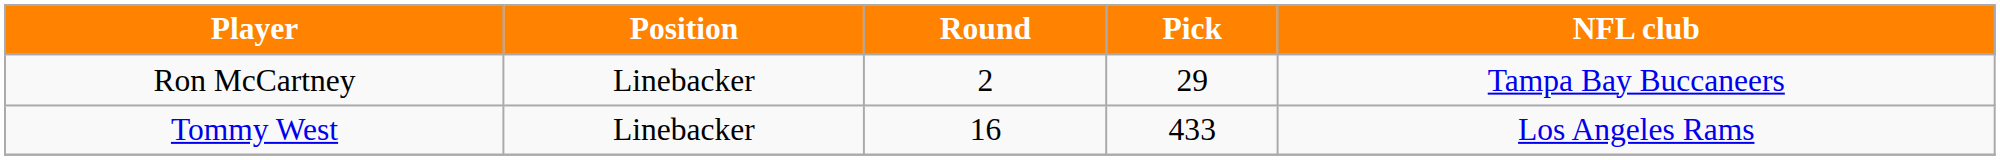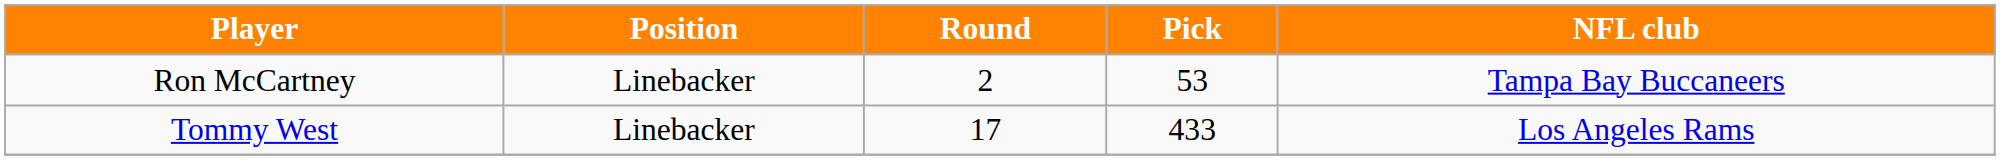(1192, 79) 29 -> (1192, 79) 53
(985, 129) 16 -> (985, 129) 17
